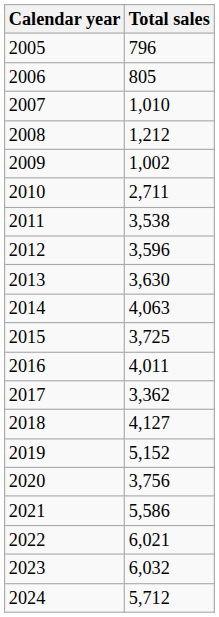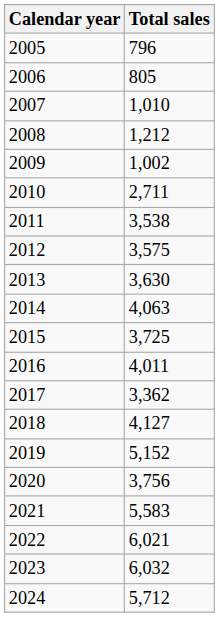(149, 250) 3,596 -> (149, 250) 3,575
(149, 510) 5,586 -> (149, 510) 5,583
